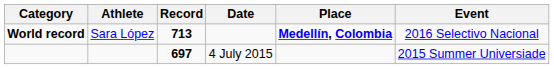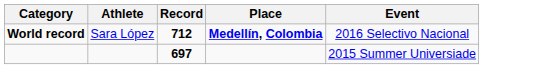- column: (241, 14)
(182, 34) 713 -> (182, 34) 712
